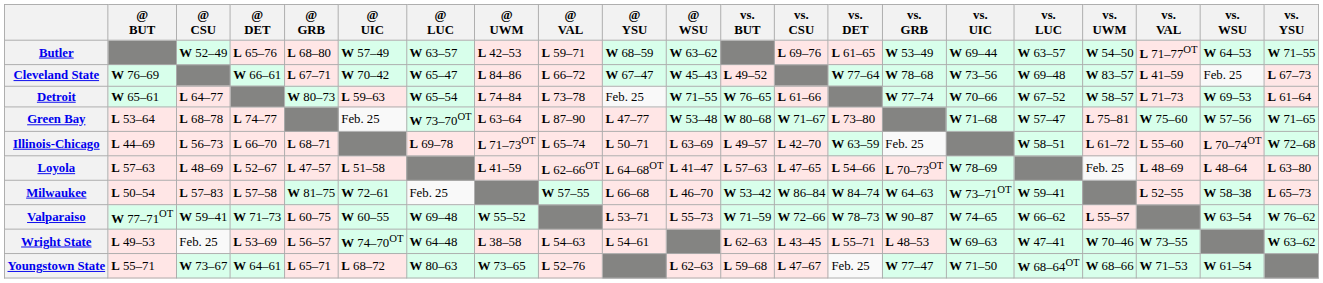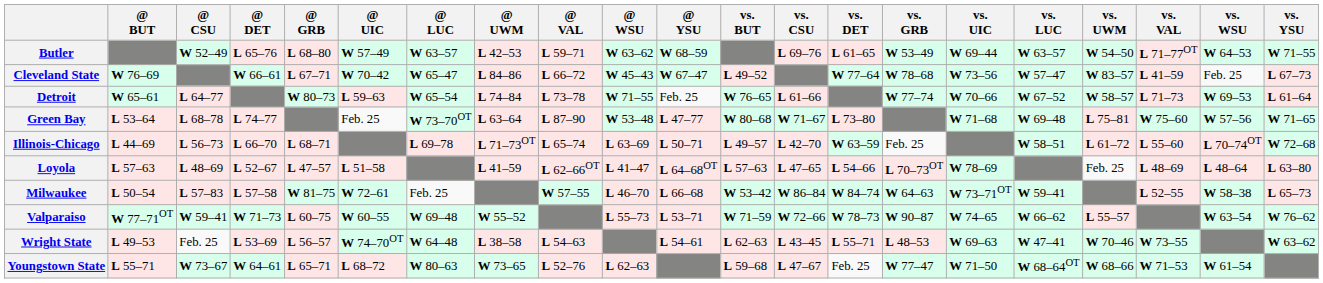columns swapped: (693, 22) <-> (634, 22)
(1041, 75) W 69–48 -> (1041, 75) W 57–47
(1041, 119) W 57–47 -> (1041, 119) W 69–48
